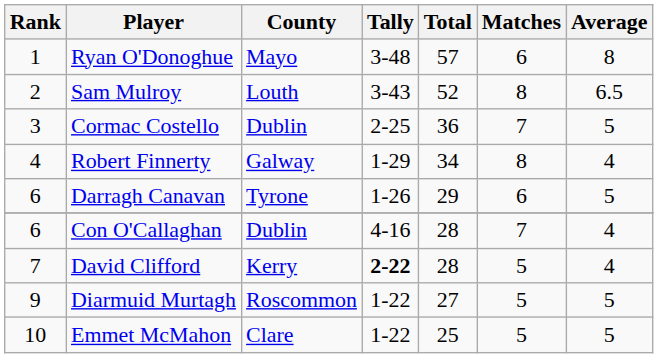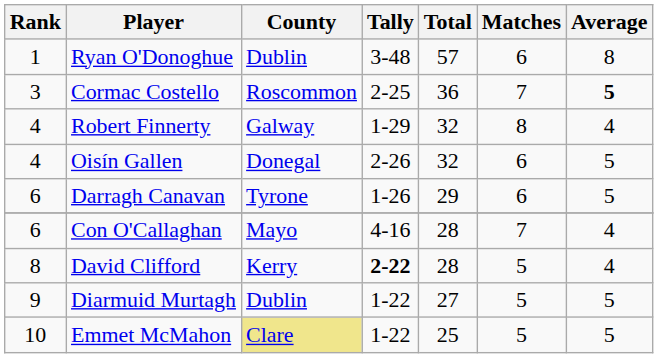(272, 56) Mayo -> (277, 56) Dublin
- row: (126, 91)
(277, 126) Dublin -> (302, 91) Roscommon
(609, 126) normal -> (609, 91) bold
(448, 160) 34 -> (448, 126) 32
+ row: (127, 160)
(277, 230) Dublin -> (272, 230) Mayo
(35, 265) 7 -> (35, 265) 8
(302, 299) Roscommon -> (277, 299) Dublin
(270, 334) no background -> (270, 334) khaki background
